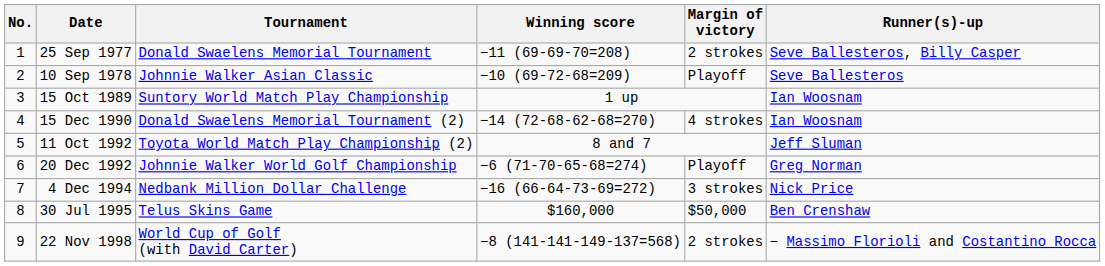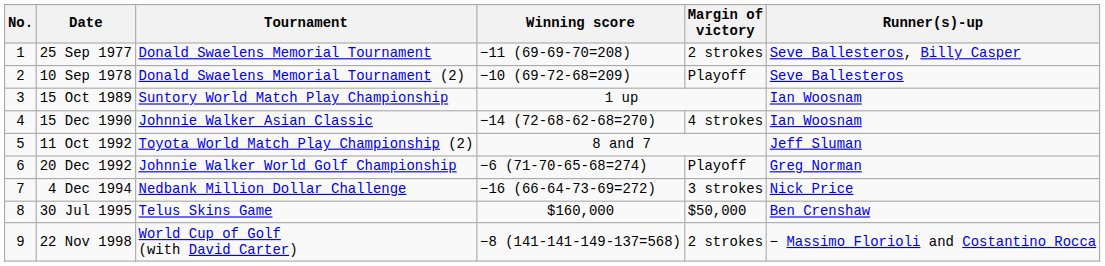(256, 77) Johnnie Walker Asian Classic -> (302, 77) Donald Swaelens Memorial Tournament (2)
(302, 122) Donald Swaelens Memorial Tournament (2) -> (256, 122) Johnnie Walker Asian Classic
